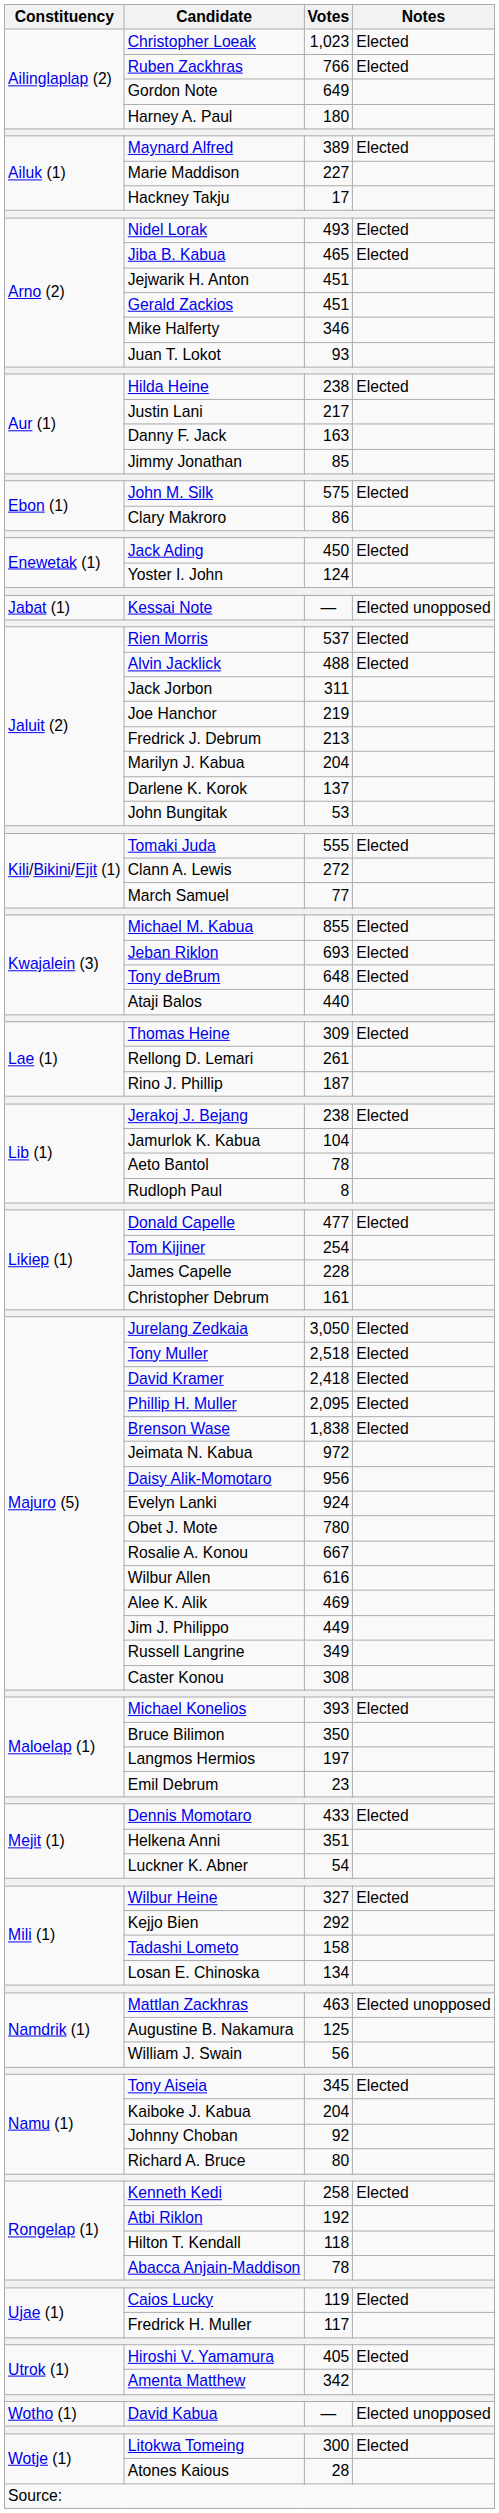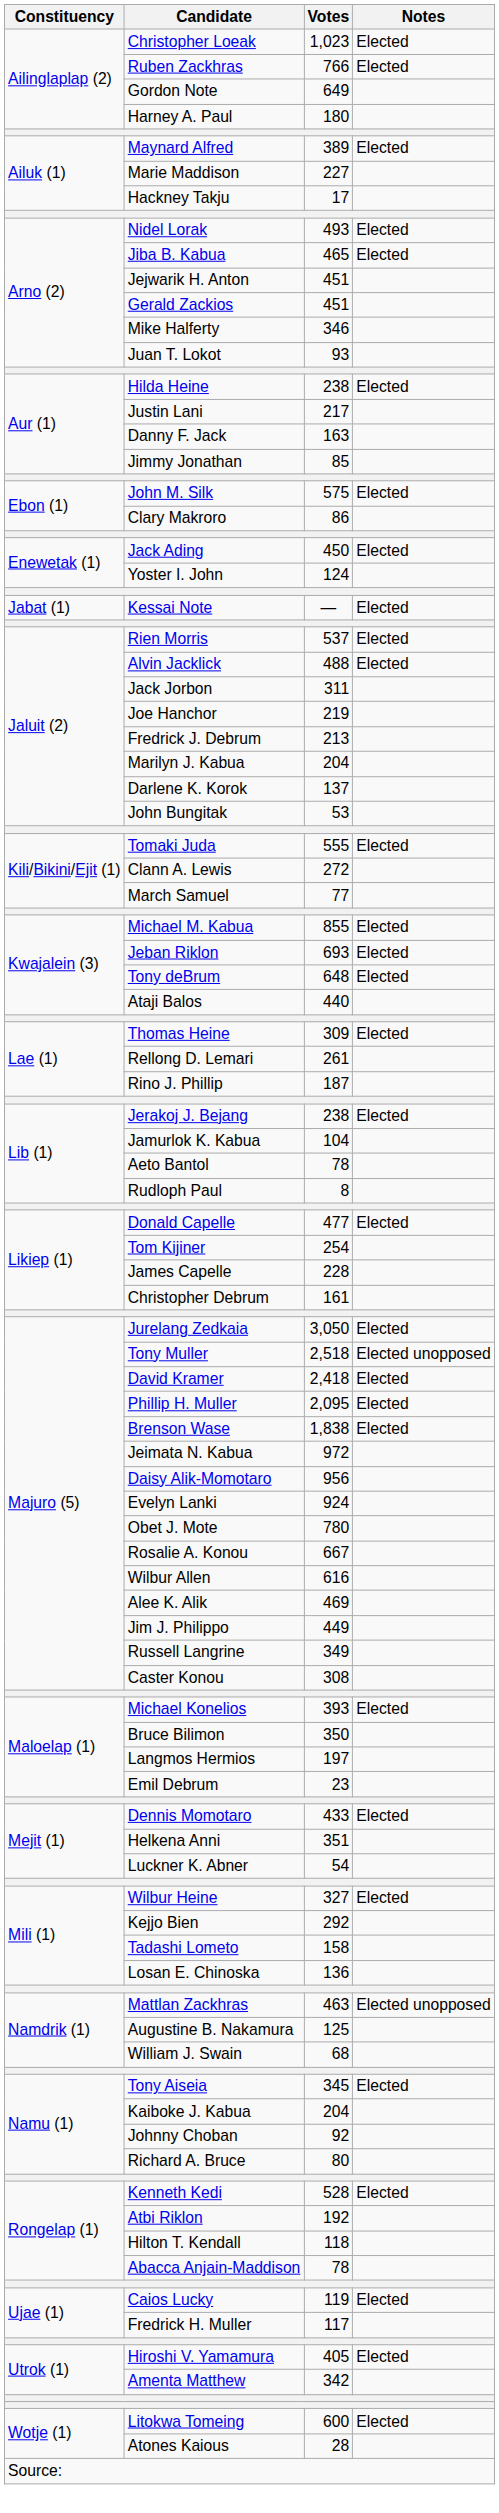(423, 607) Elected unopposed -> (382, 607) Elected
(382, 1354) Elected -> (423, 1354) Elected unopposed
(336, 1972) 134 -> (336, 1972) 136
(340, 2054) 56 -> (340, 2054) 68
(336, 2193) 258 -> (336, 2193) 528
- row: (173, 2414)
(336, 2446) 300 -> (336, 2421) 600
